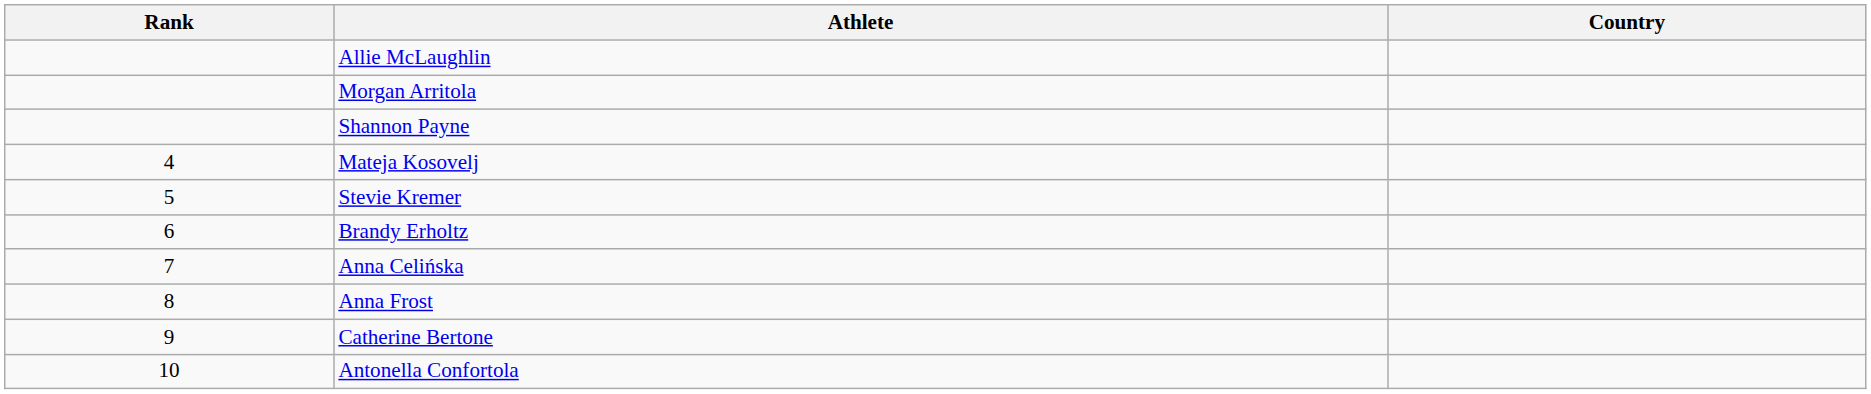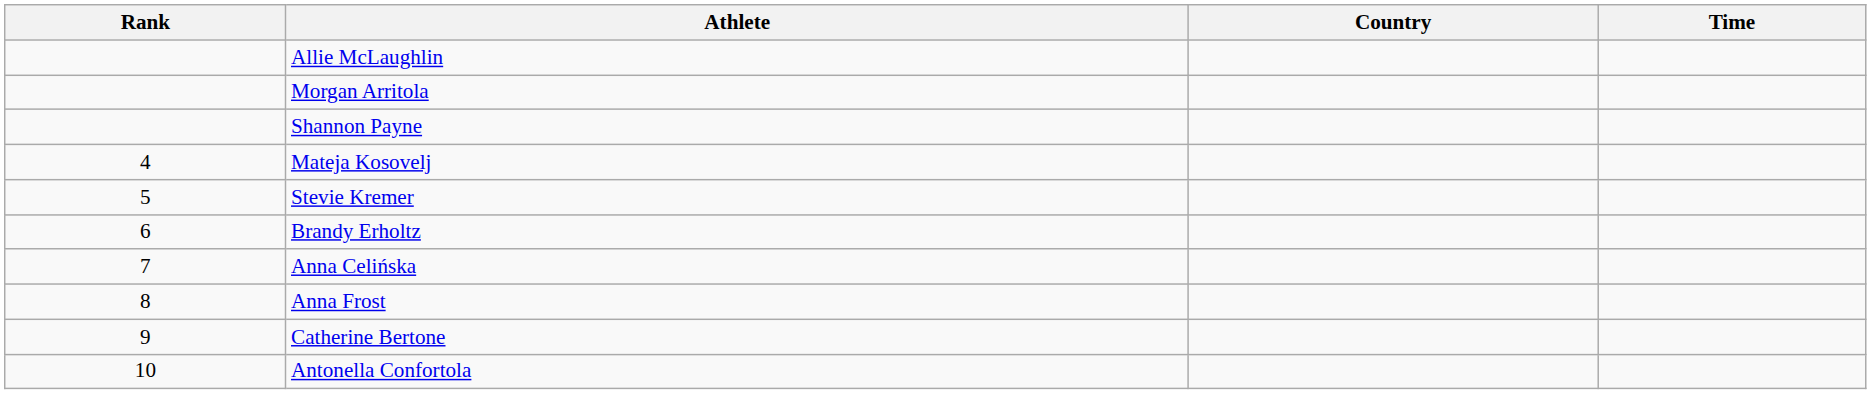+ column: (1732, 22)
